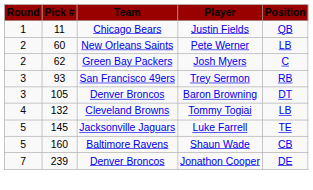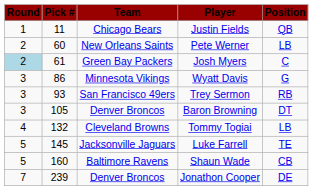(23, 62) no background -> (23, 62) lightblue background
(59, 62) 62 -> (59, 62) 61
+ row: (220, 78)
